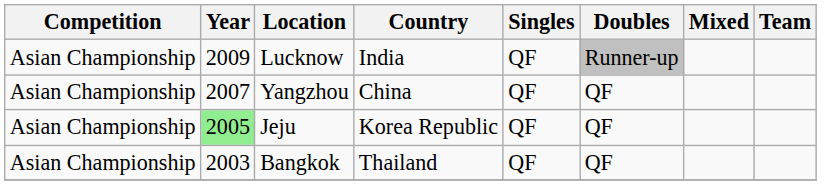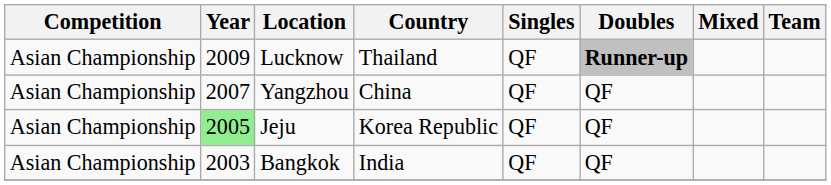(382, 57) India -> (398, 57) Thailand
(632, 57) normal -> (636, 57) bold
(398, 162) Thailand -> (382, 162) India
